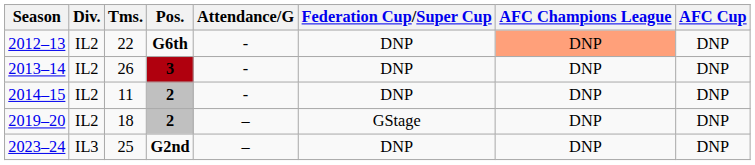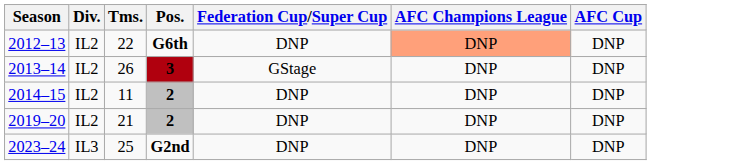- column: (246, 17)
(397, 69) DNP -> (292, 69) GStage
(126, 120) 18 -> (126, 120) 21
(397, 120) GStage -> (292, 120) DNP
